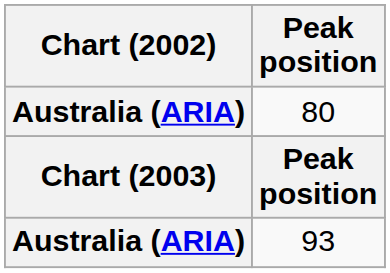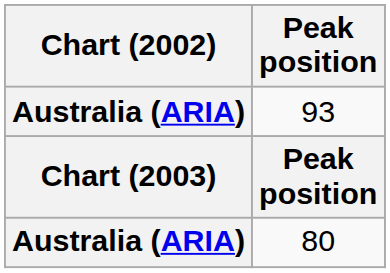rows swapped: (318, 111) <-> (318, 241)
